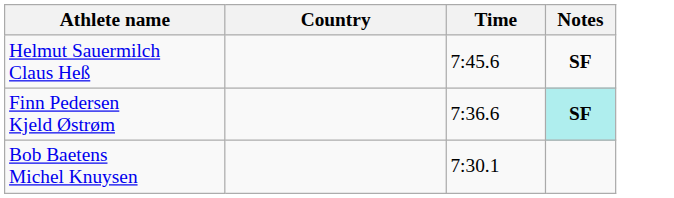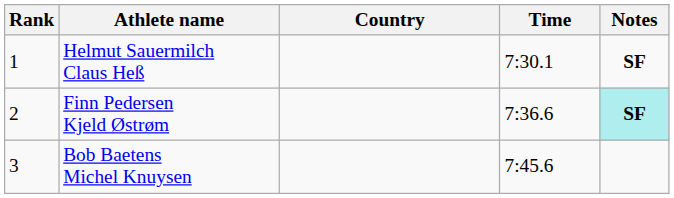+ column: (32, 19)
(475, 61) 7:45.6 -> (529, 61) 7:30.1
(475, 166) 7:30.1 -> (529, 166) 7:45.6
